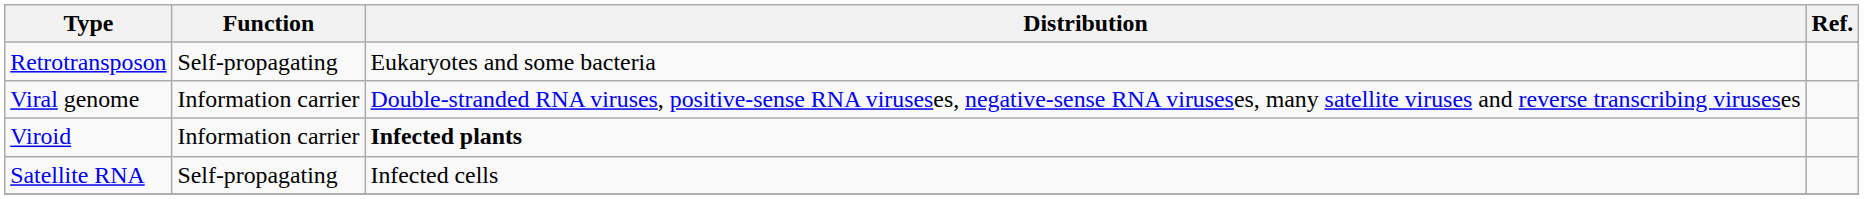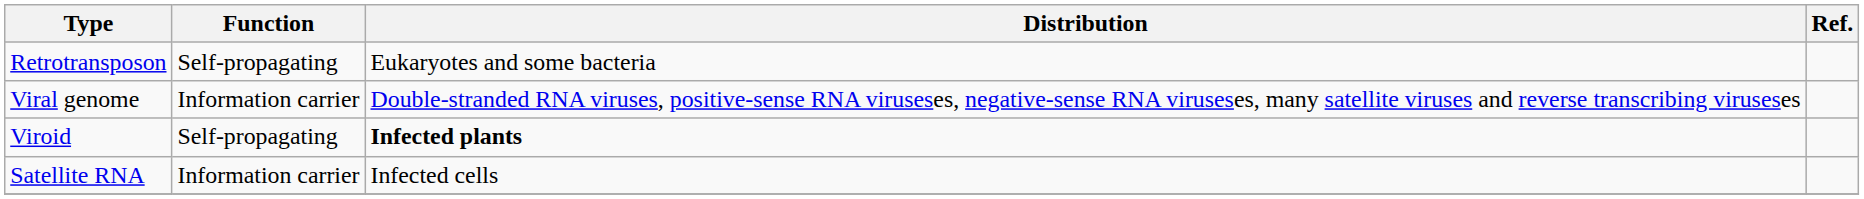(268, 136) Information carrier -> (258, 136) Self-propagating
(258, 174) Self-propagating -> (268, 174) Information carrier
